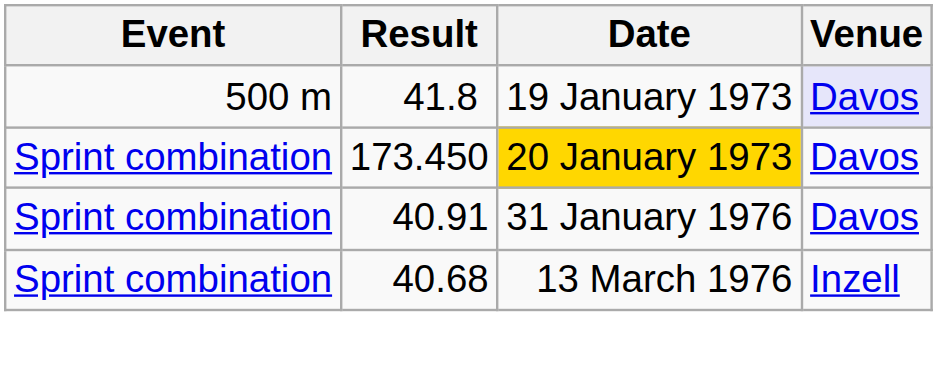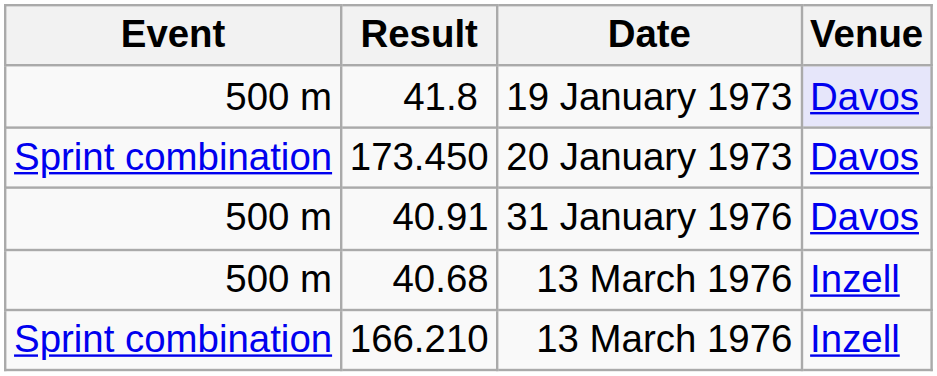(649, 156) gold background -> (649, 156) no background
(173, 217) Sprint combination -> (279, 217) 500 m
(173, 278) Sprint combination -> (279, 278) 500 m
+ row: (419, 339)
